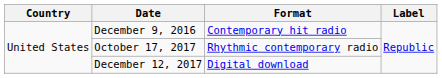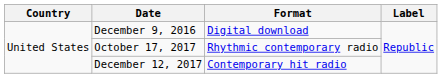(277, 30) Contemporary hit radio -> (258, 30) Digital download
(258, 64) Digital download -> (277, 64) Contemporary hit radio
